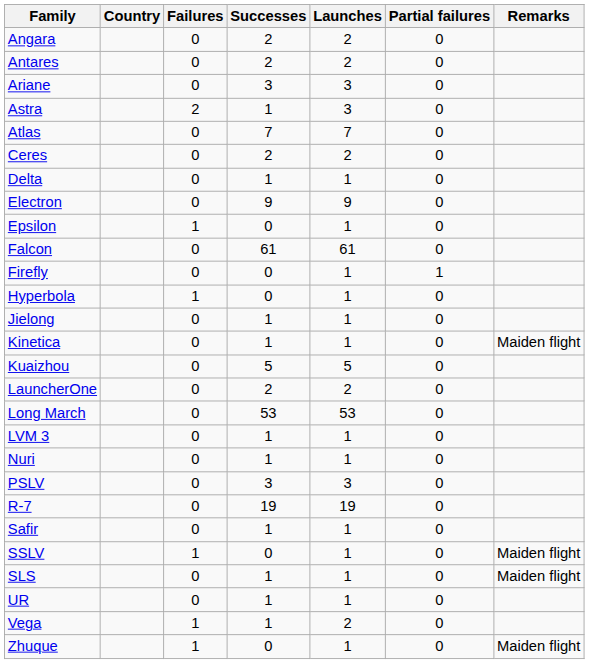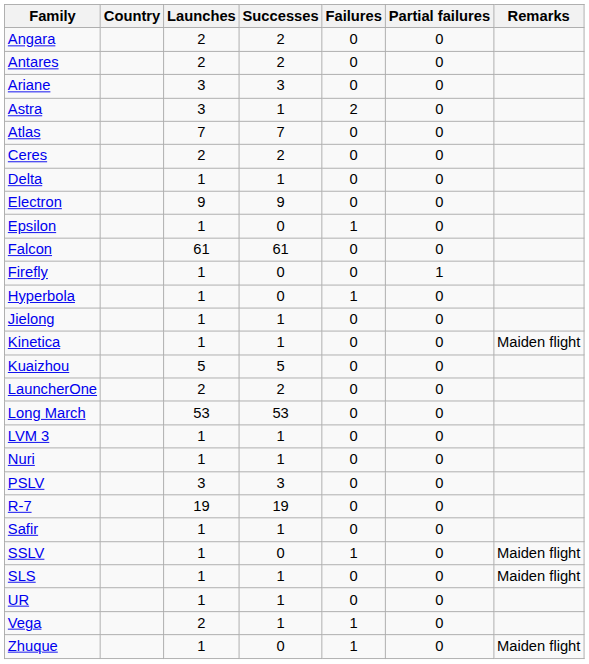columns swapped: (348, 16) <-> (195, 16)
